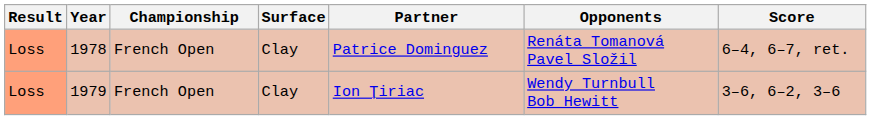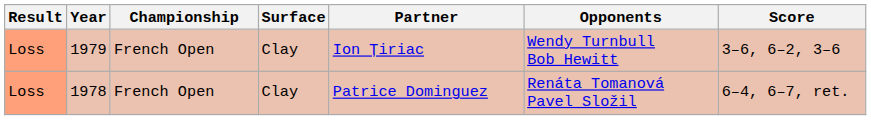rows swapped: (88, 51) <-> (88, 93)
